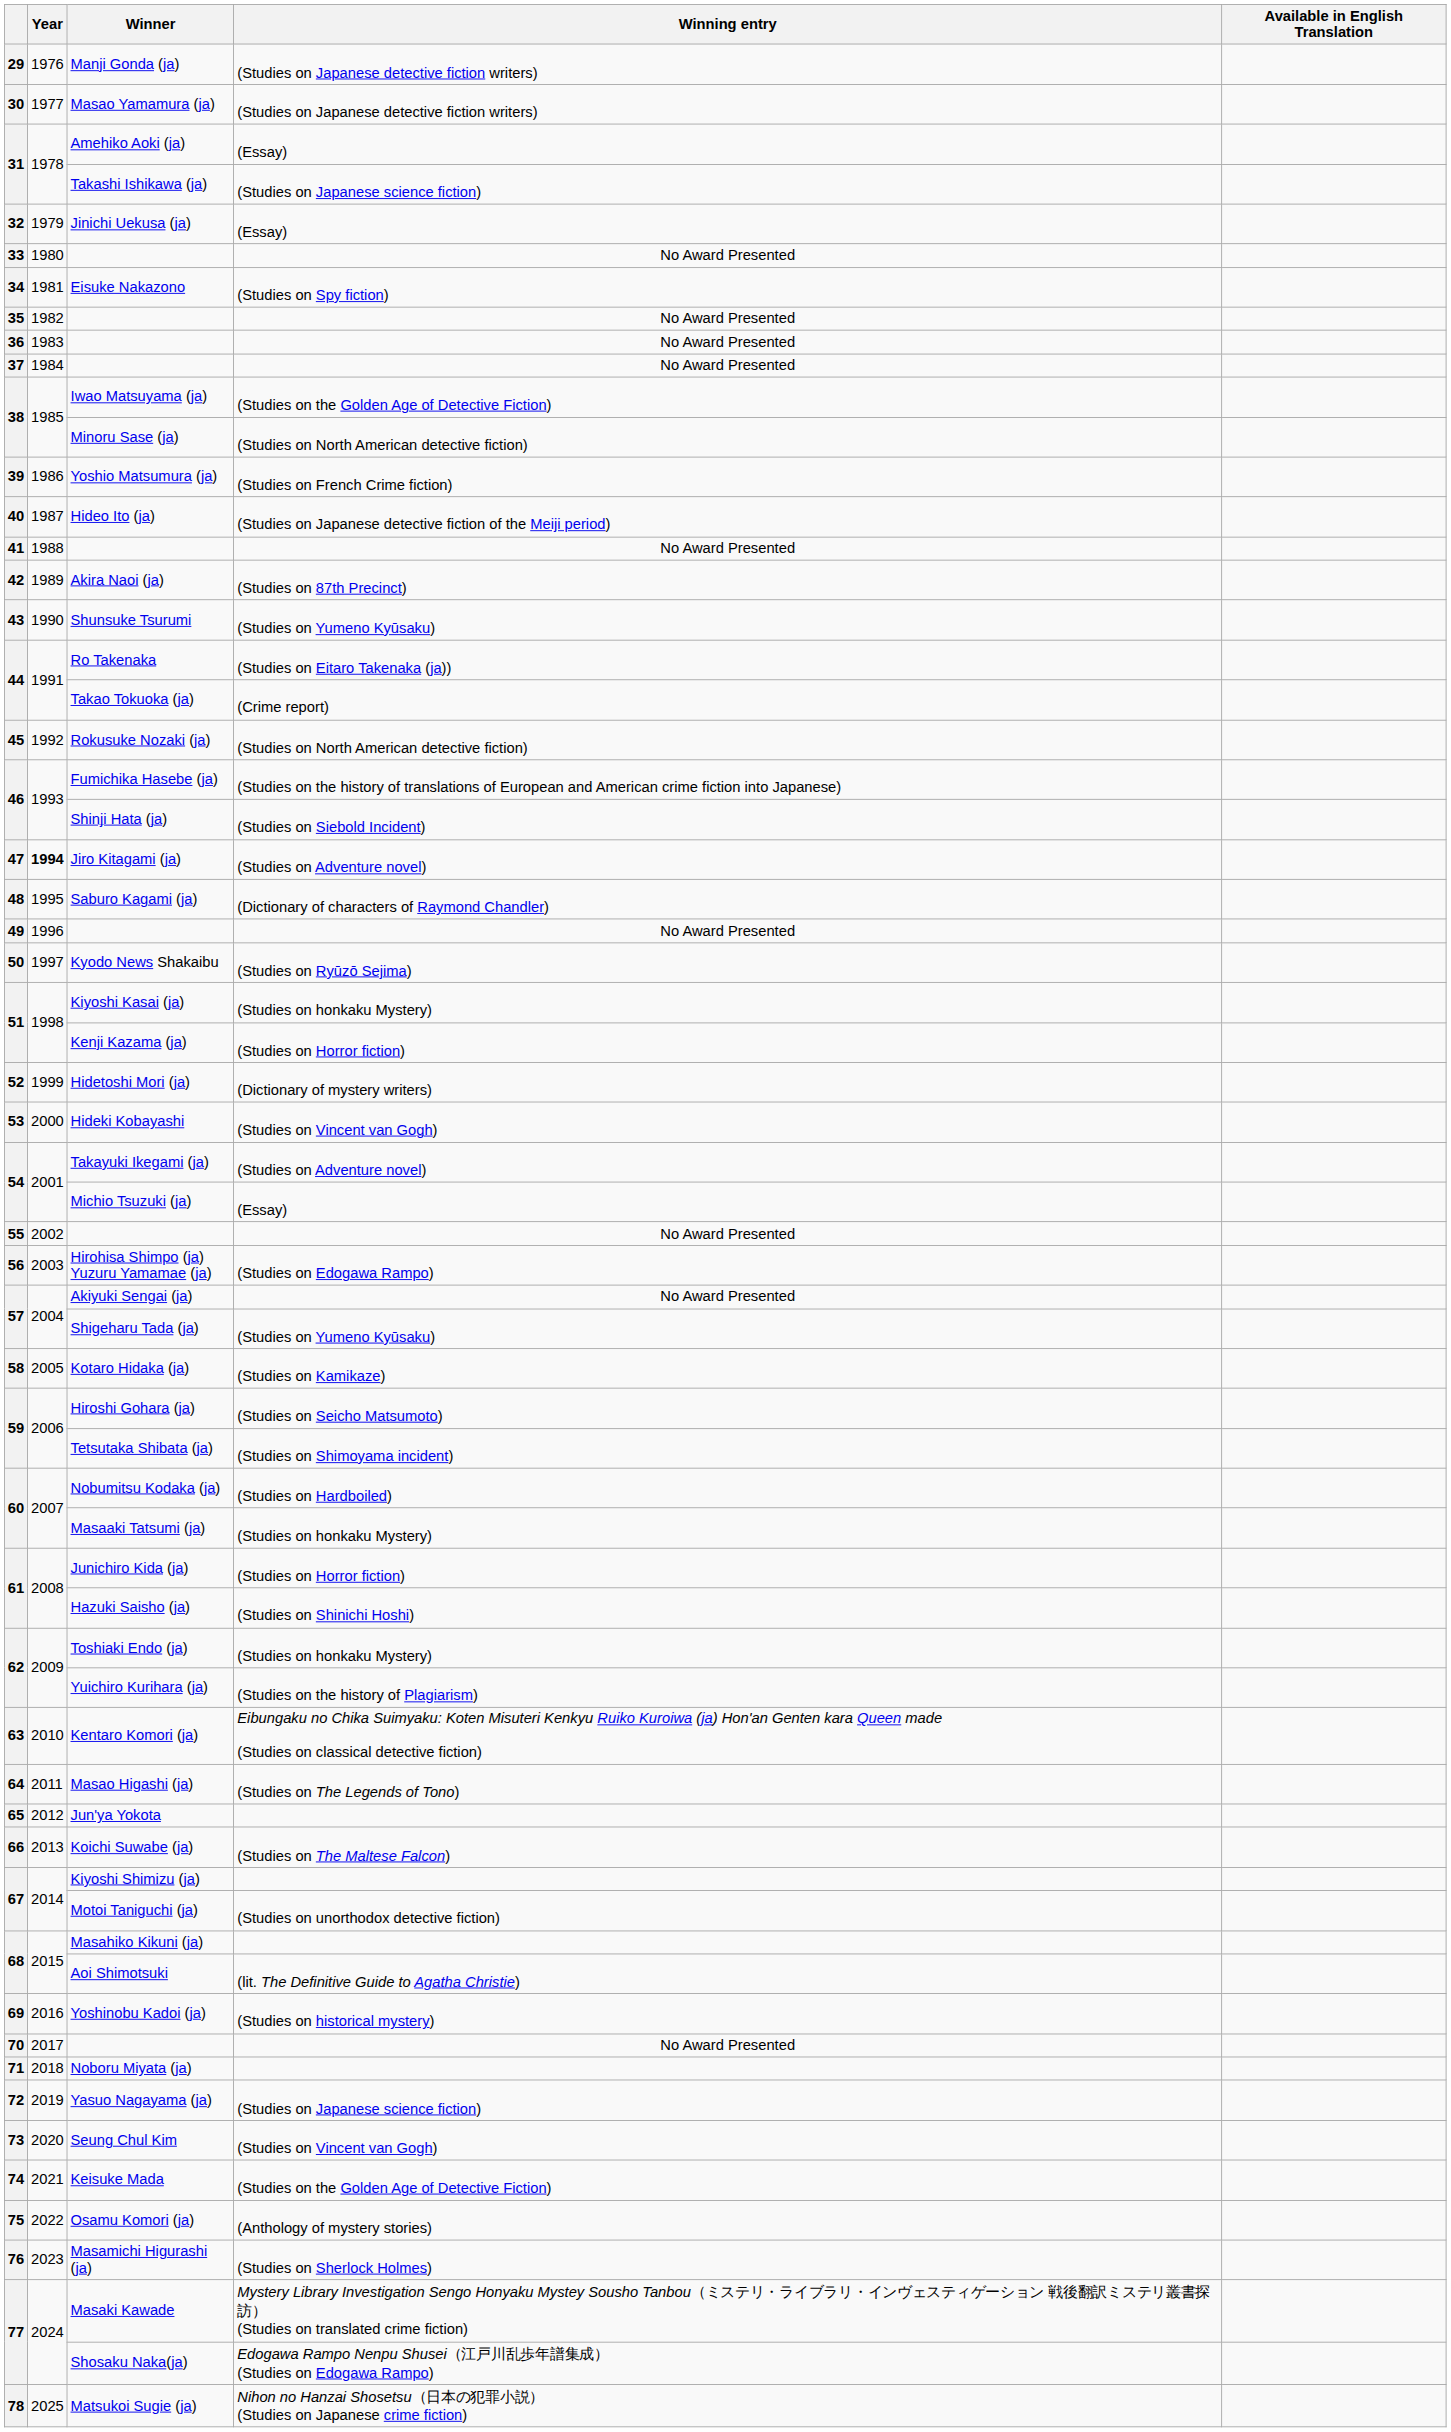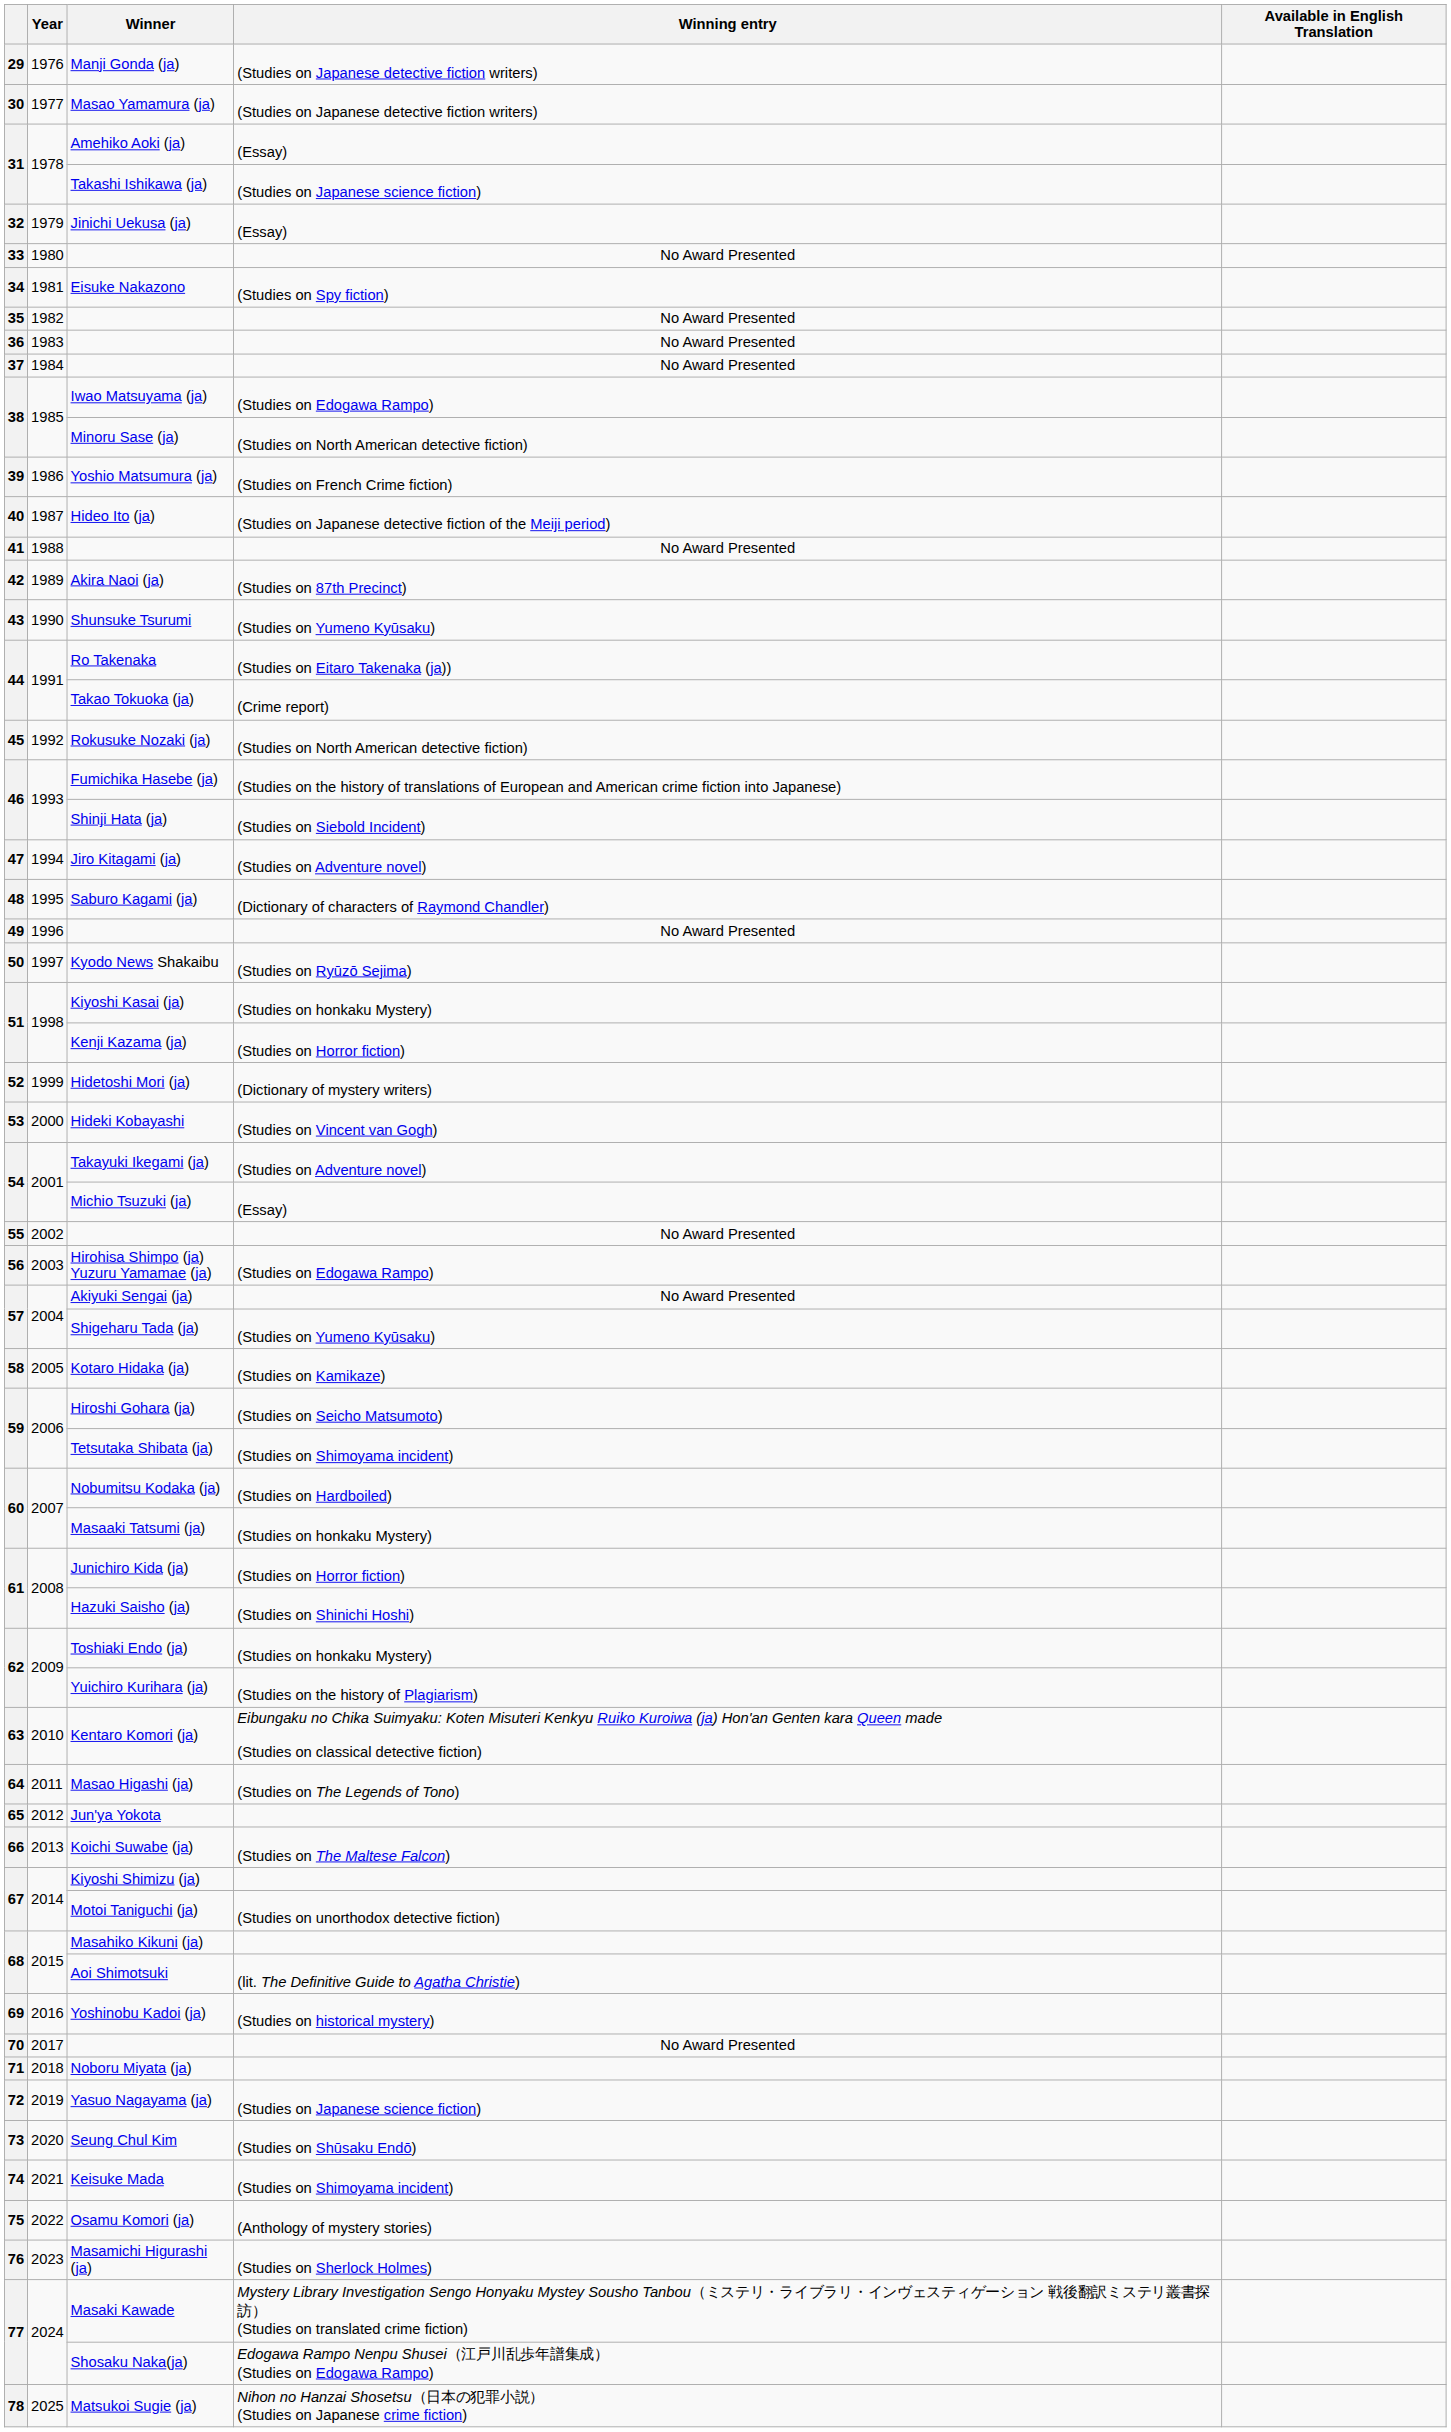(394, 405) (Studies on the Golden Age of Detective Fiction) -> (335, 405) (Studies on Edogawa Rampo)
(47, 859) bold -> (47, 859) normal
(337, 2148) (Studies on Vincent van Gogh) -> (327, 2148) (Studies on Shūsaku Endō)
(394, 2188) (Studies on the Golden Age of Detective Fiction) -> (345, 2188) (Studies on Shimoyama incident)
